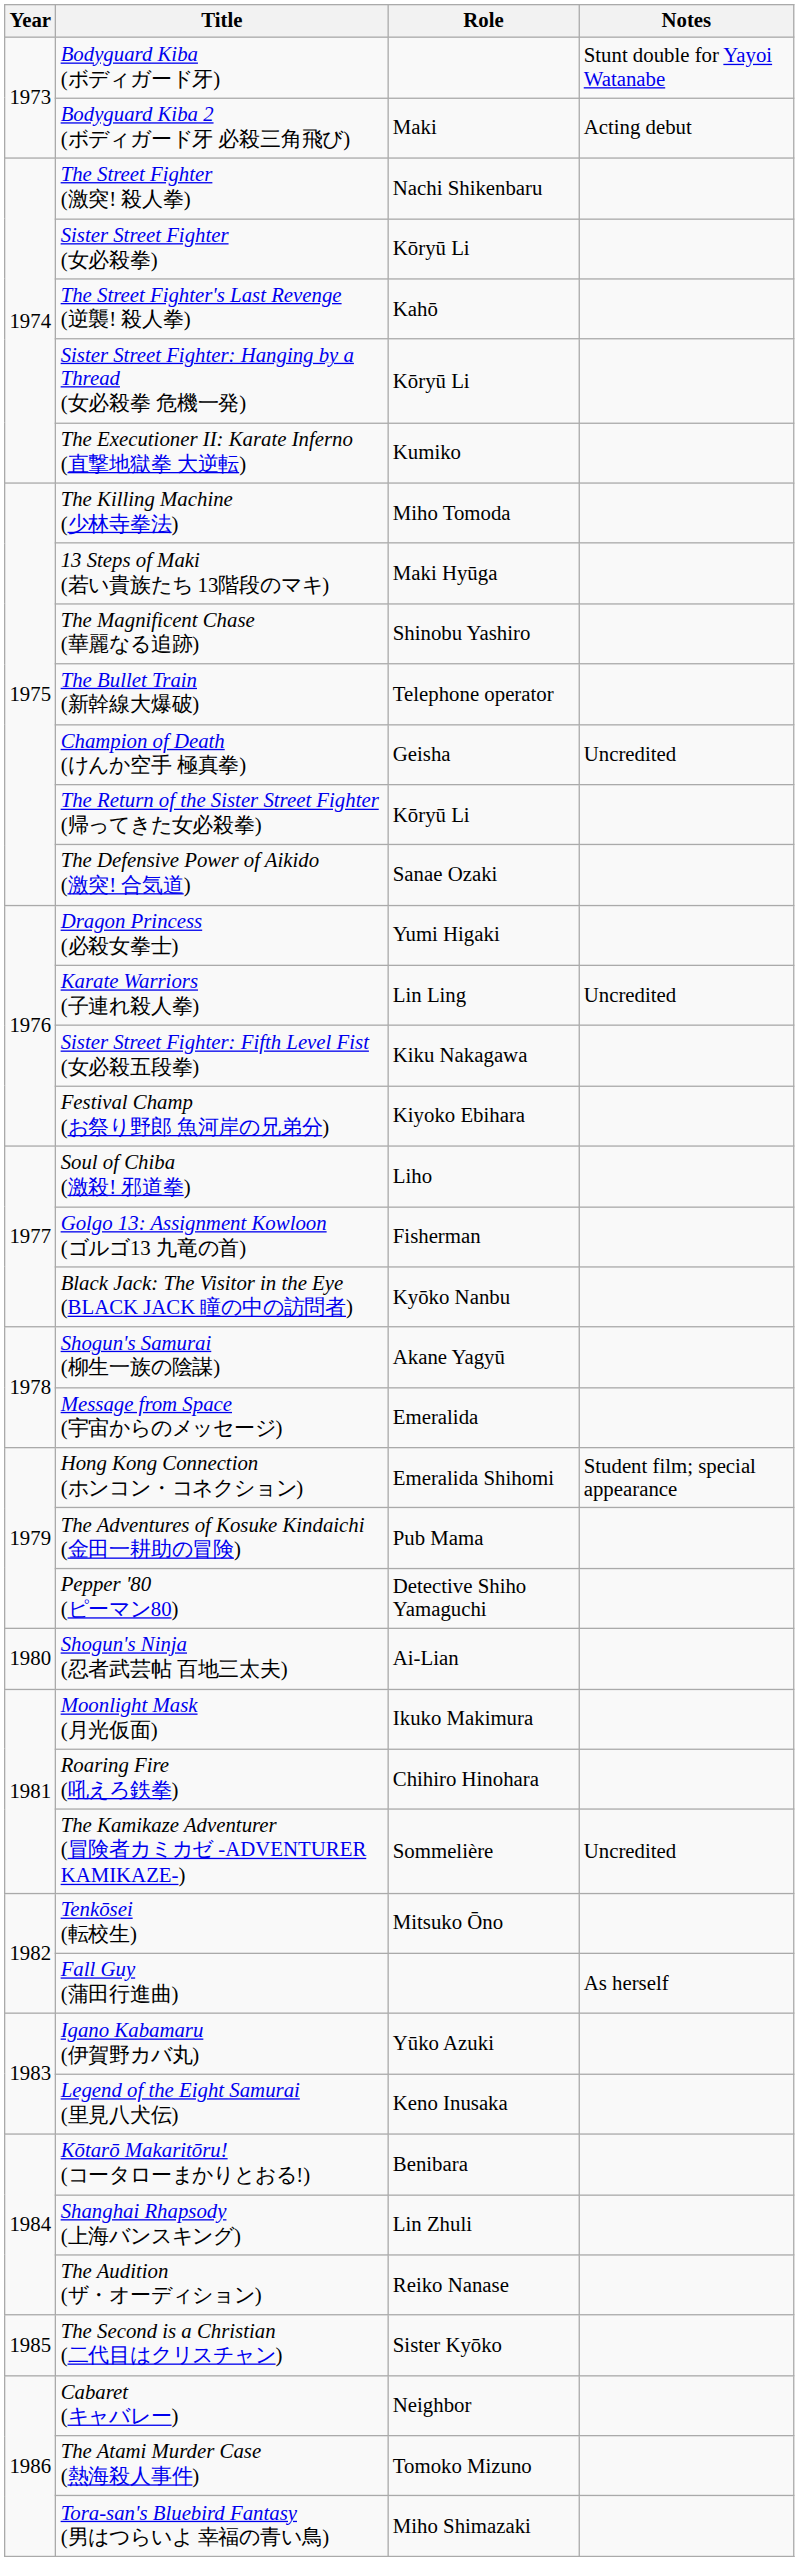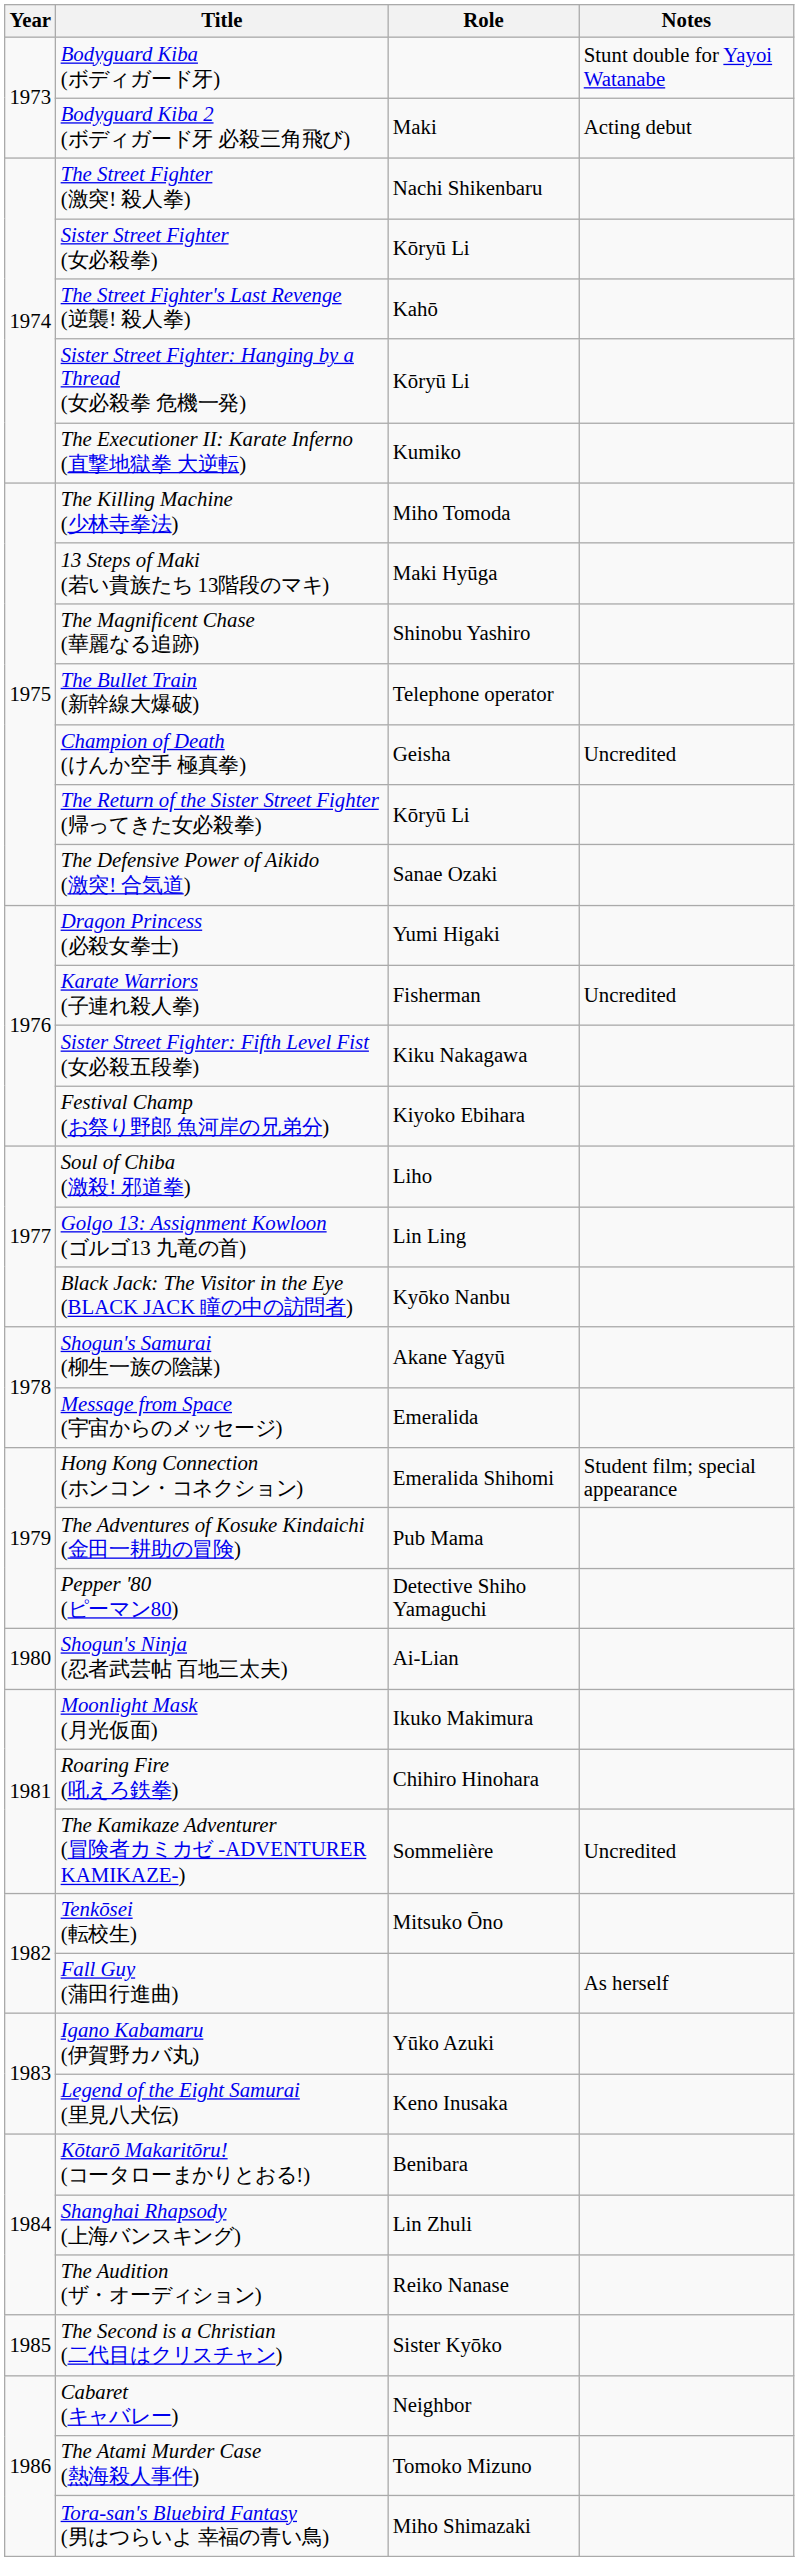(429, 995) Lin Ling -> (437, 995) Fisherman
(437, 1236) Fisherman -> (429, 1236) Lin Ling
